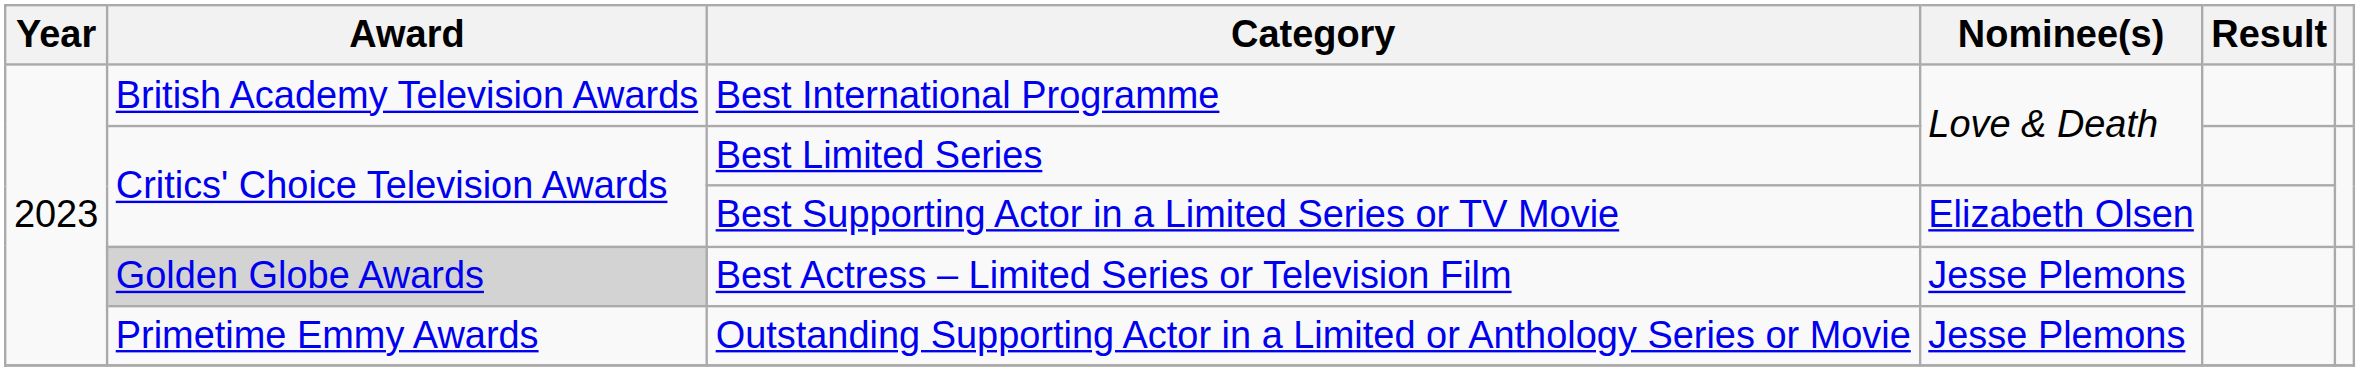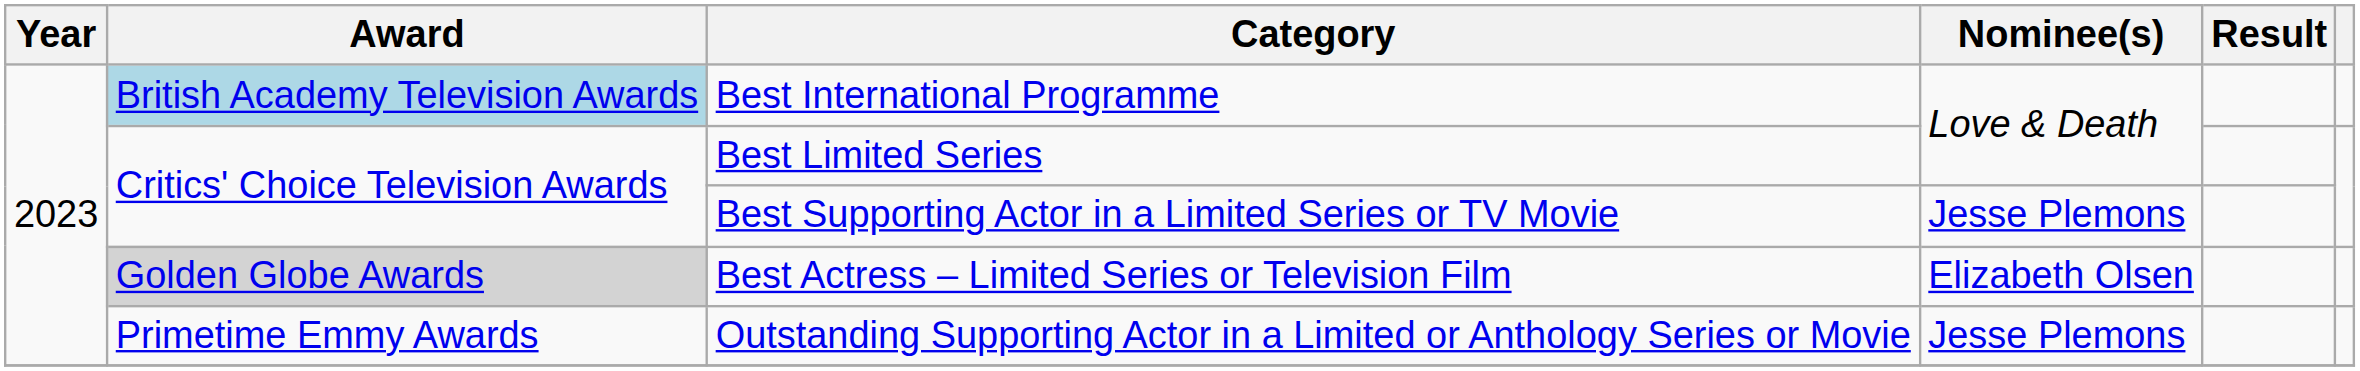(407, 94) no background -> (407, 94) lightblue background
(2061, 214) Elizabeth Olsen -> (2057, 214) Jesse Plemons
(2057, 275) Jesse Plemons -> (2061, 275) Elizabeth Olsen
